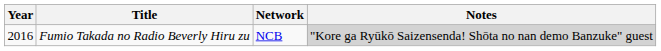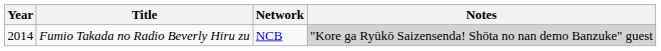(20, 35) 2016 -> (20, 35) 2014
